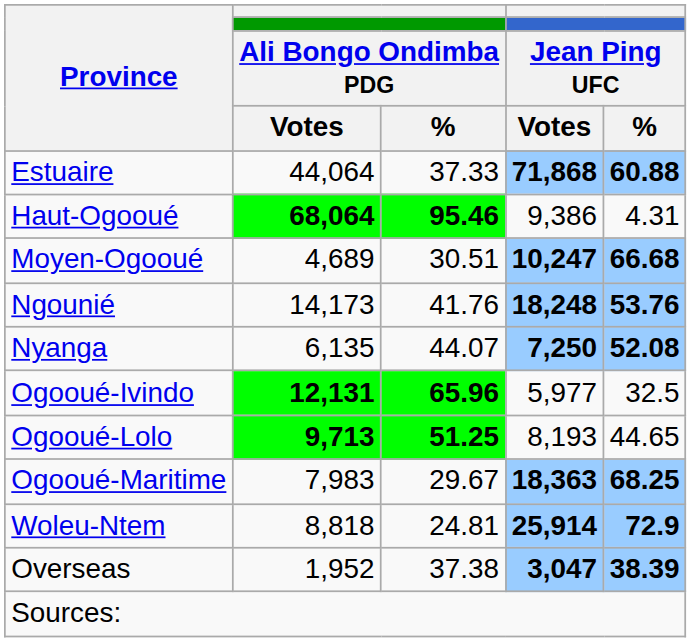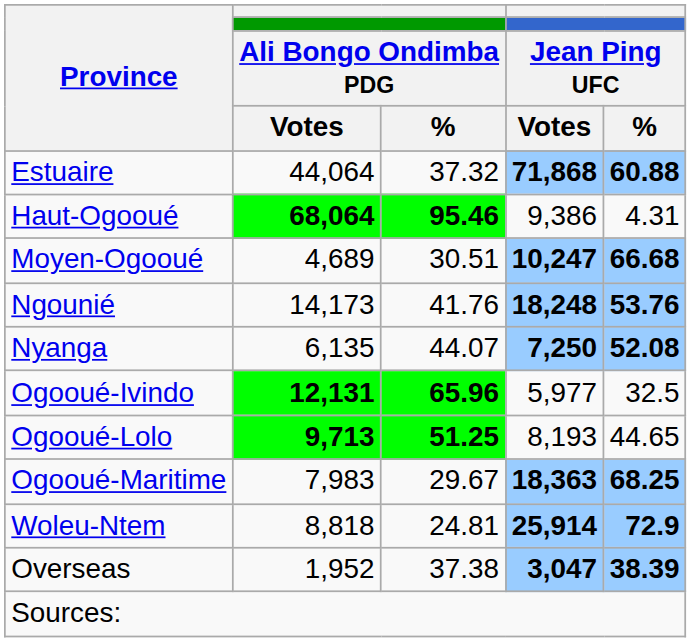(464, 171) 37.33 -> (464, 171) 37.32
